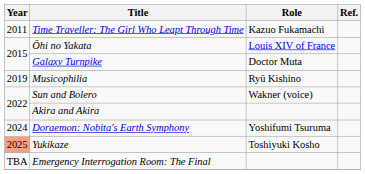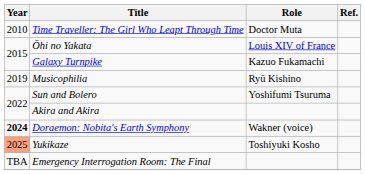(17, 29) 2011 -> (17, 29) 2010
(286, 29) Kazuo Fukamachi -> (275, 29) Doctor Muta
(275, 62) Doctor Muta -> (286, 62) Kazuo Fukamachi
(281, 95) Wakner (voice) -> (290, 95) Yoshifumi Tsuruma
(17, 128) normal -> (17, 128) bold
(290, 128) Yoshifumi Tsuruma -> (281, 128) Wakner (voice)
